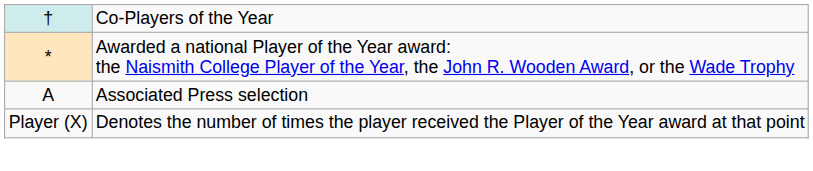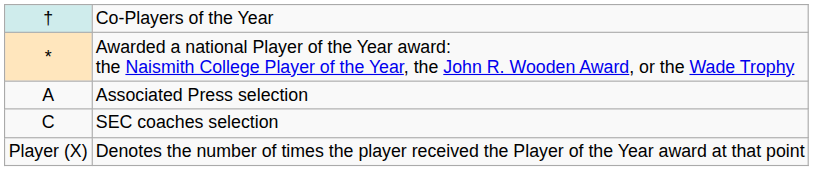+ row: (187, 123)
